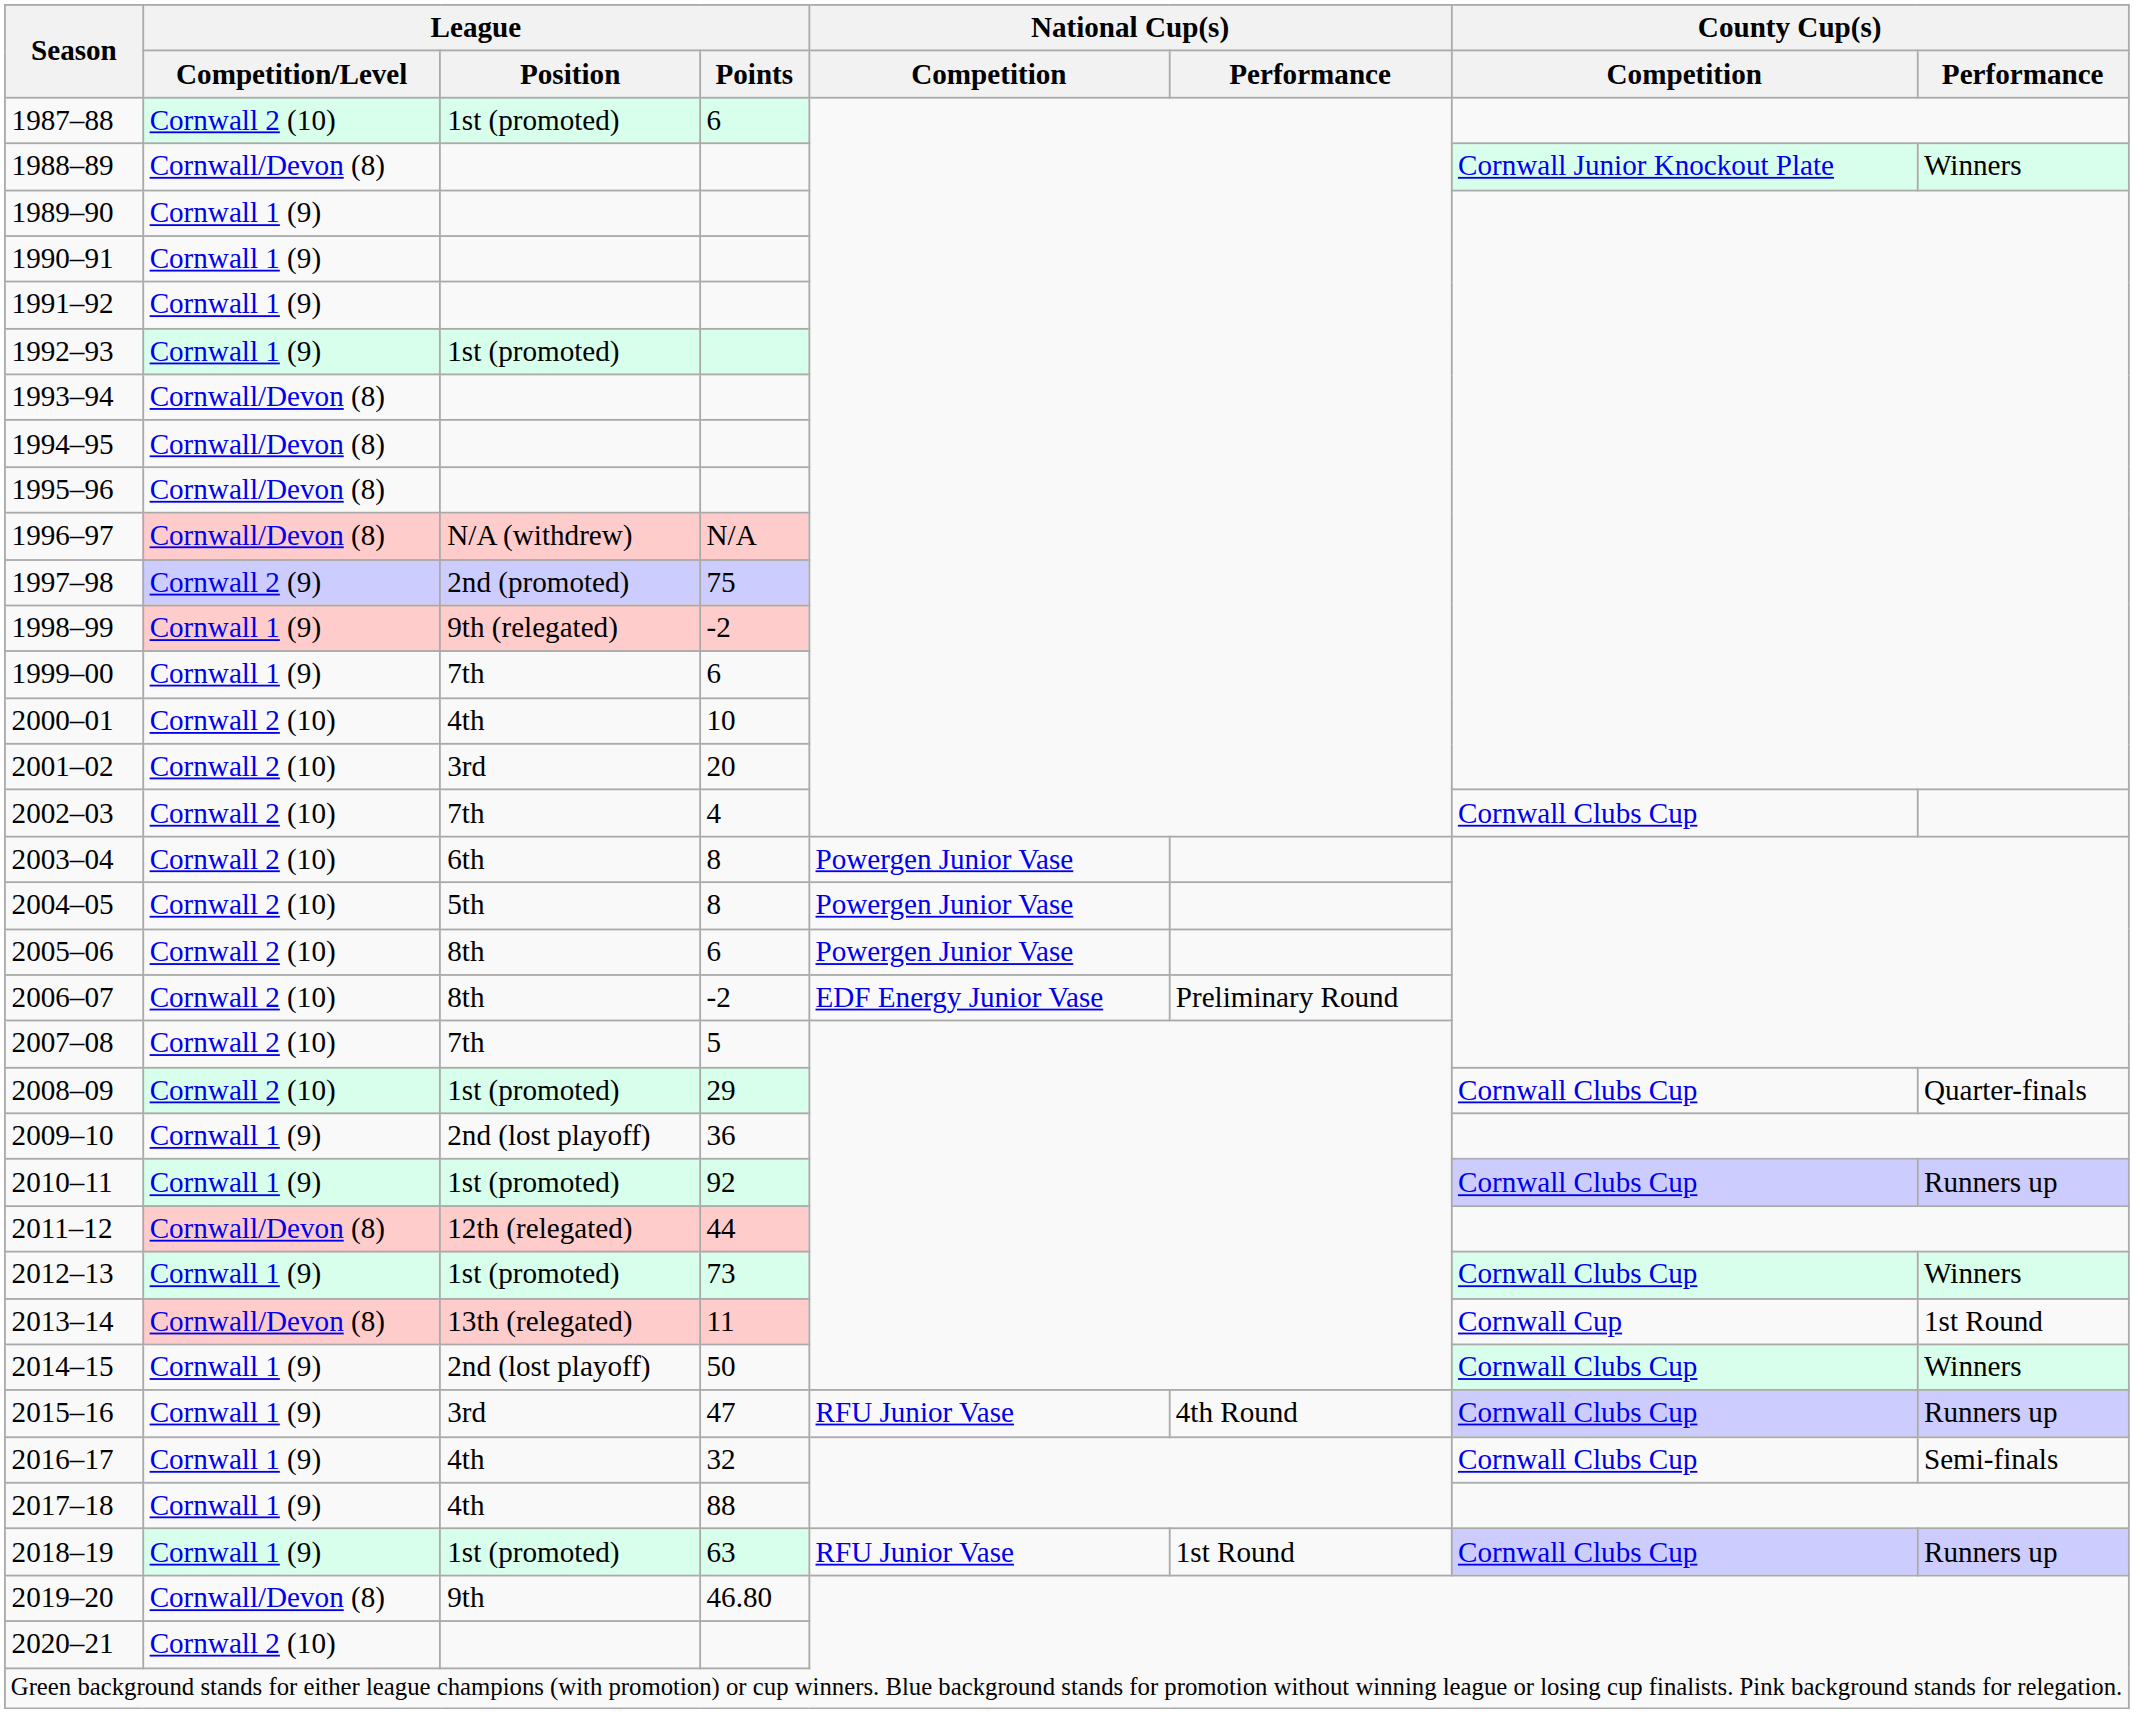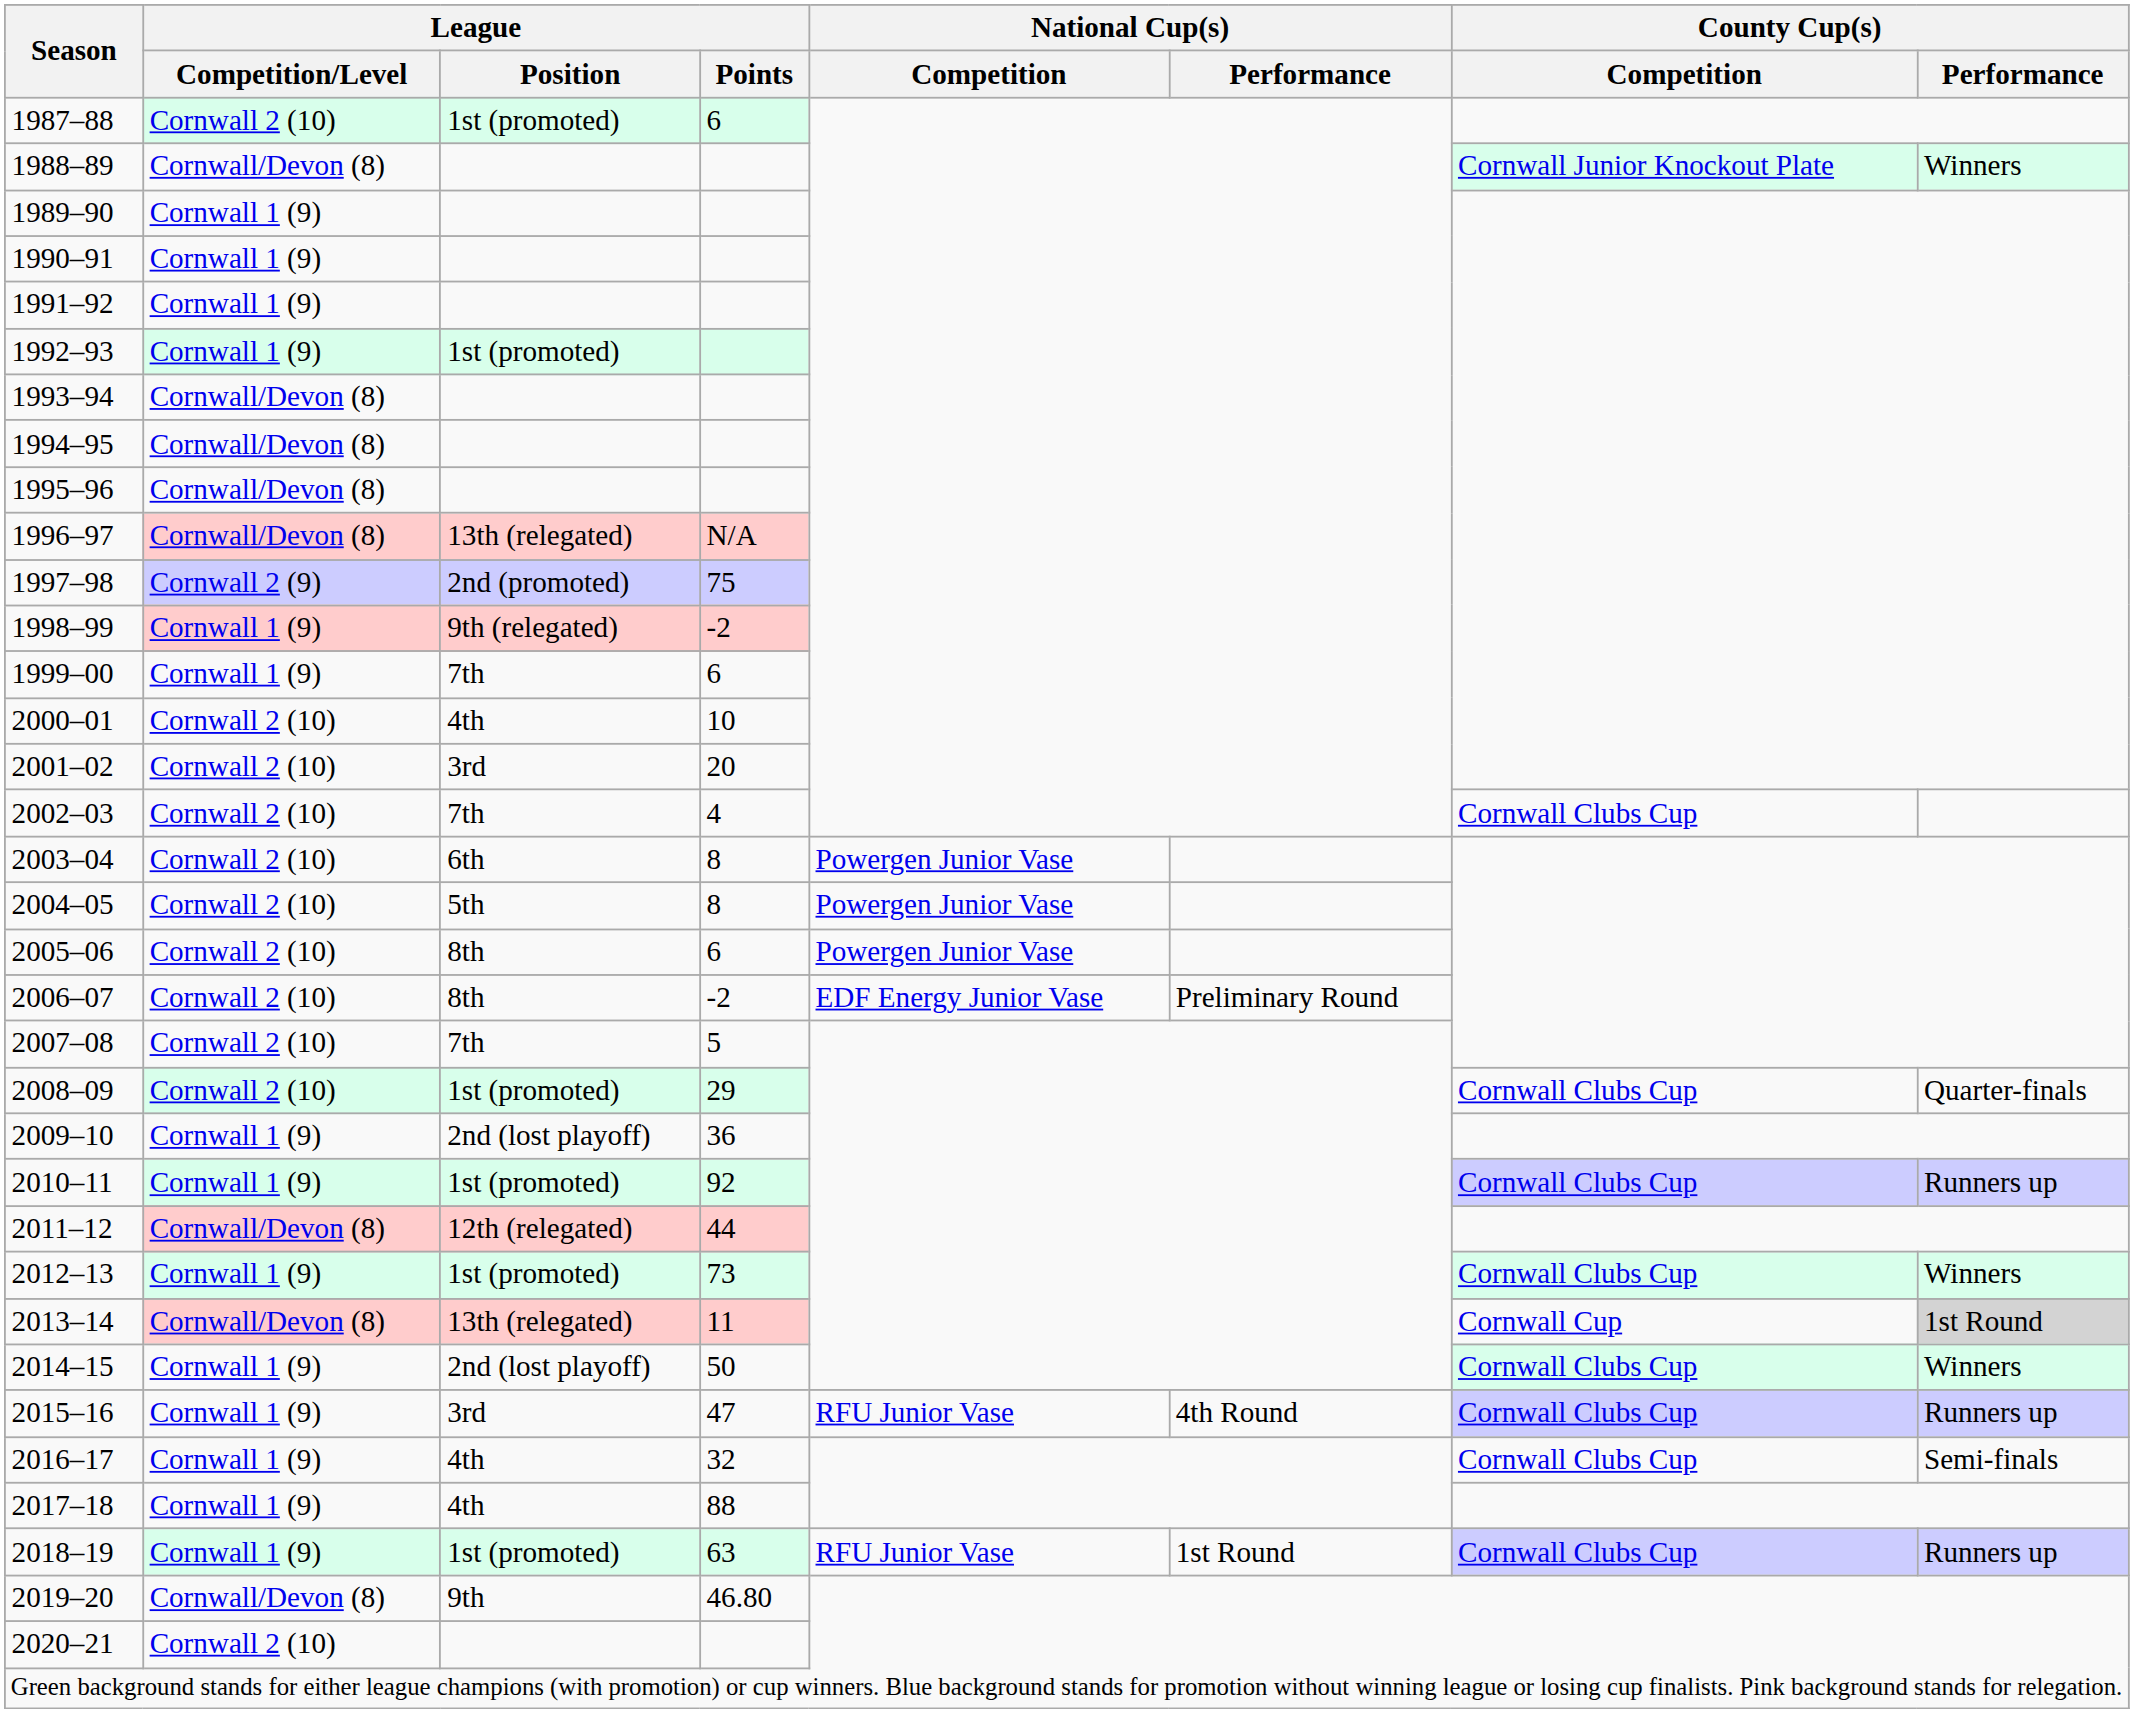(540, 535) N/A (withdrew) -> (540, 535) 13th (relegated)
(1983, 1320) no background -> (1983, 1320) lightgrey background
